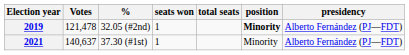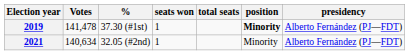(81, 27) 121,478 -> (81, 27) 141,478
(125, 27) 32.05 (#2nd) -> (124, 27) 37.30 (#1st)
(81, 42) 140,637 -> (81, 42) 140,634
(124, 42) 37.30 (#1st) -> (125, 42) 32.05 (#2nd)
